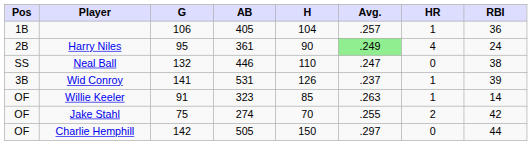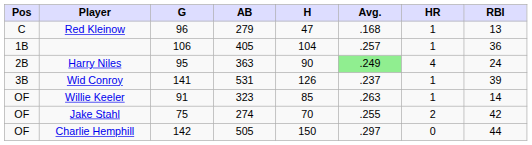+ row: (95, 30)
(245, 47) 361 -> (245, 64) 363
- row: (95, 64)
